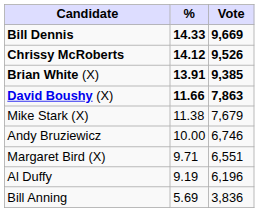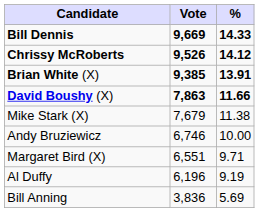columns swapped: (231, 14) <-> (189, 14)
